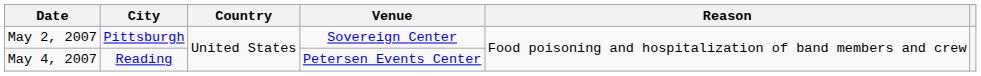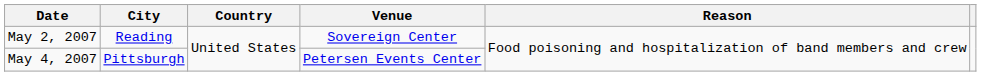(144, 38) Pittsburgh -> (144, 38) Reading
(144, 60) Reading -> (144, 60) Pittsburgh
